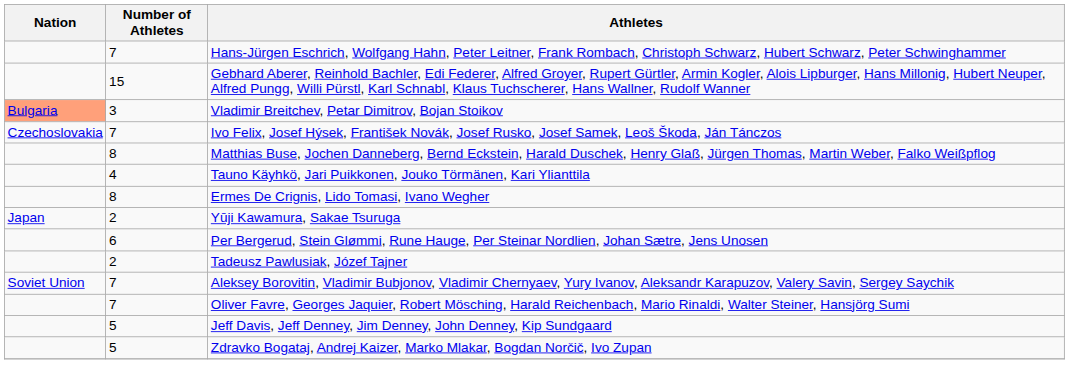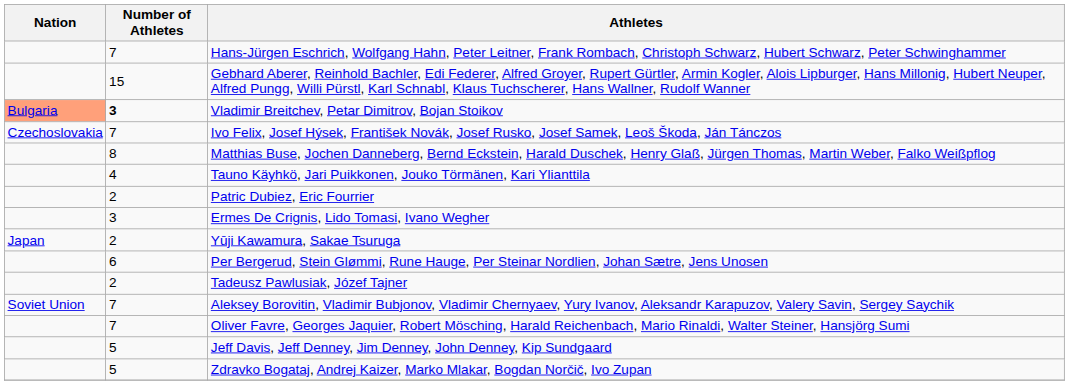(113, 110) normal -> (113, 110) bold
+ row: (292, 196)
(113, 196) 8 -> (113, 218) 3
